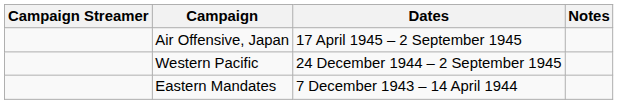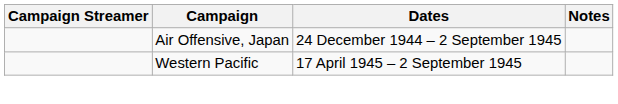(409, 39) 17 April 1945 – 2 September 1945 -> (429, 39) 24 December 1944 – 2 September 1945
(429, 63) 24 December 1944 – 2 September 1945 -> (409, 63) 17 April 1945 – 2 September 1945
- row: (216, 87)
